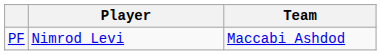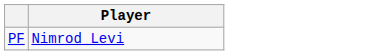- column: (300, 16)
